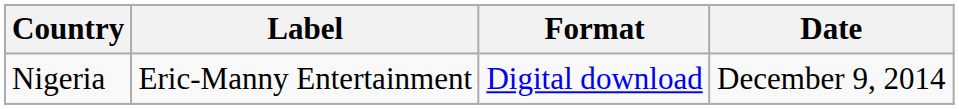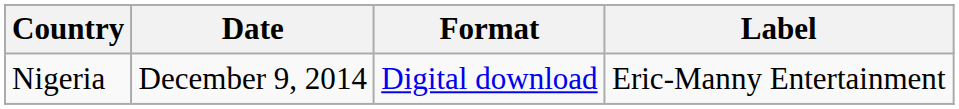columns swapped: (831, 29) <-> (305, 29)
